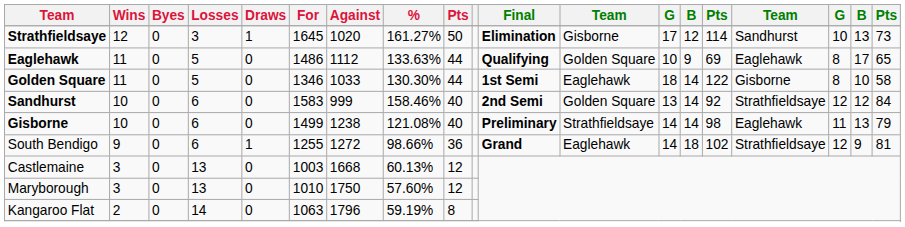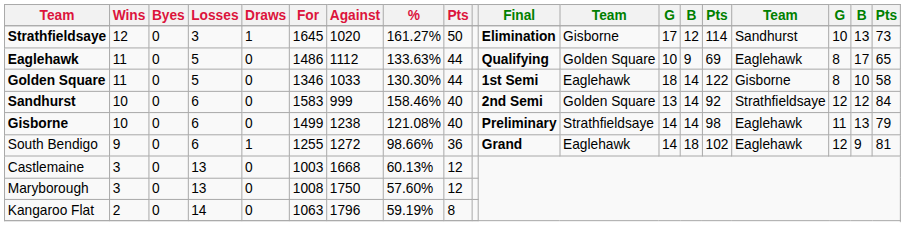(780, 145) Strathfieldsaye -> (768, 145) Eaglehawk
(308, 188) 1010 -> (308, 188) 1008
